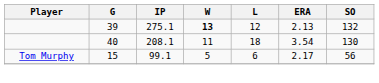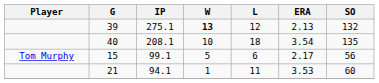(208, 41) 11 -> (208, 41) 10
(350, 41) 130 -> (350, 41) 135
+ row: (113, 71)
